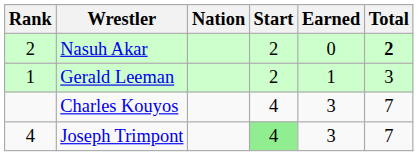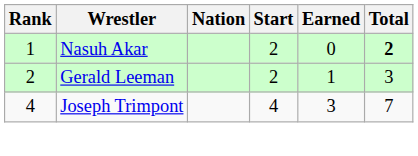(30, 48) 2 -> (30, 48) 1
(30, 77) 1 -> (30, 77) 2
- row: (119, 106)
(274, 135) lightgreen background -> (274, 106) no background
